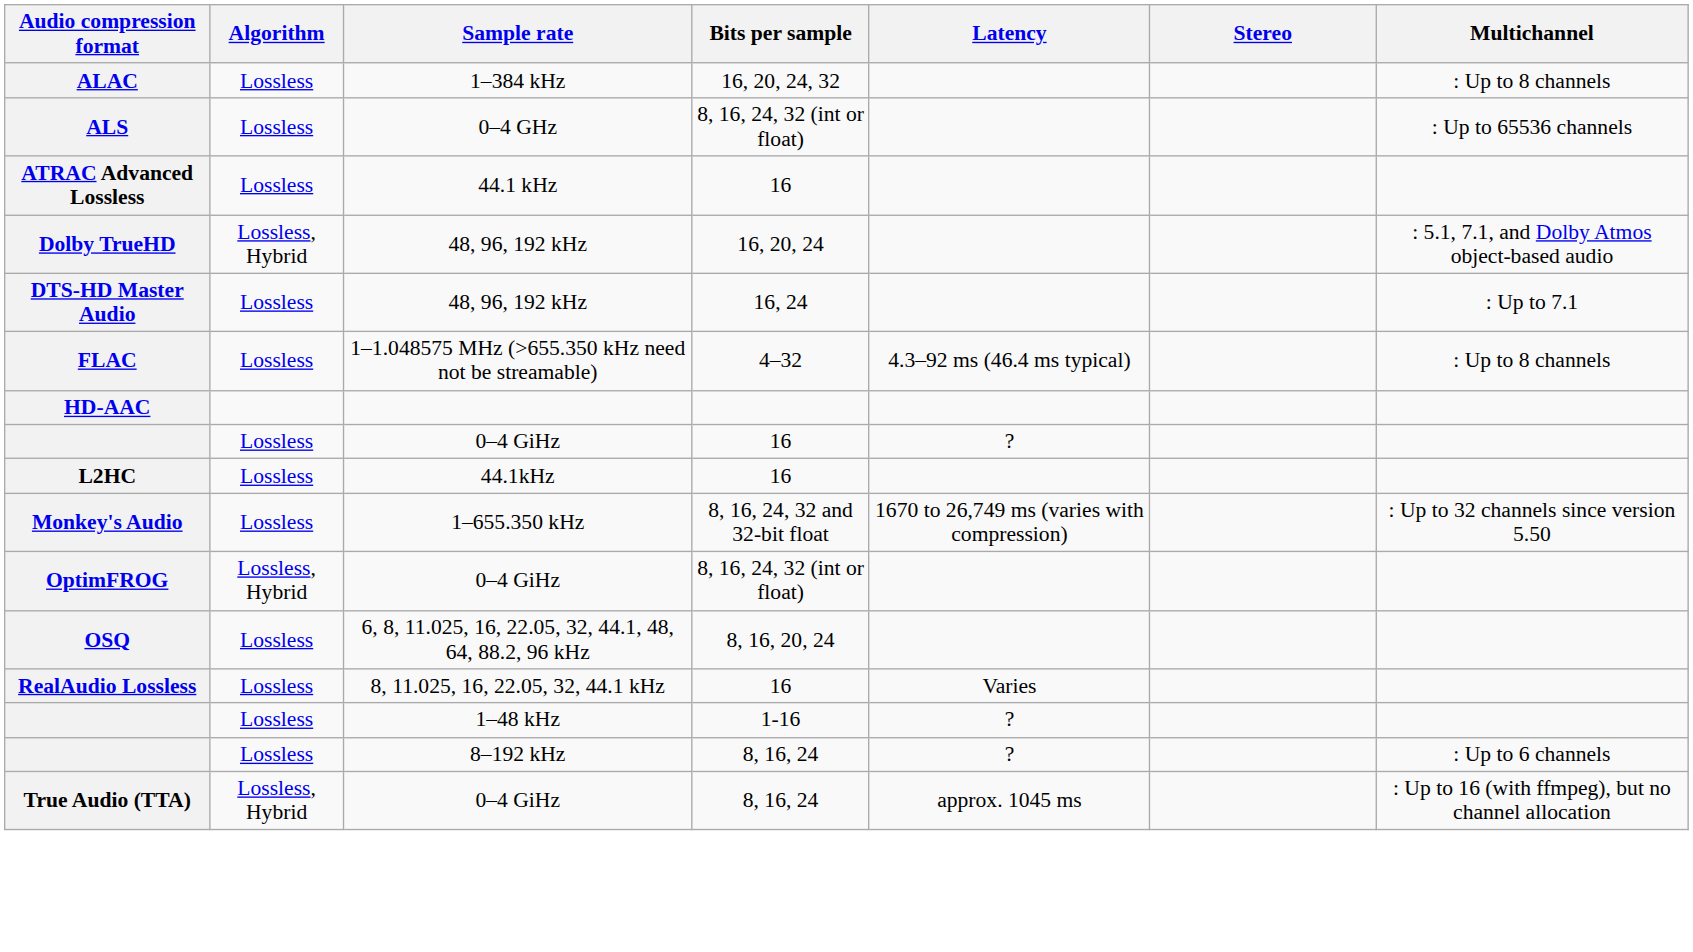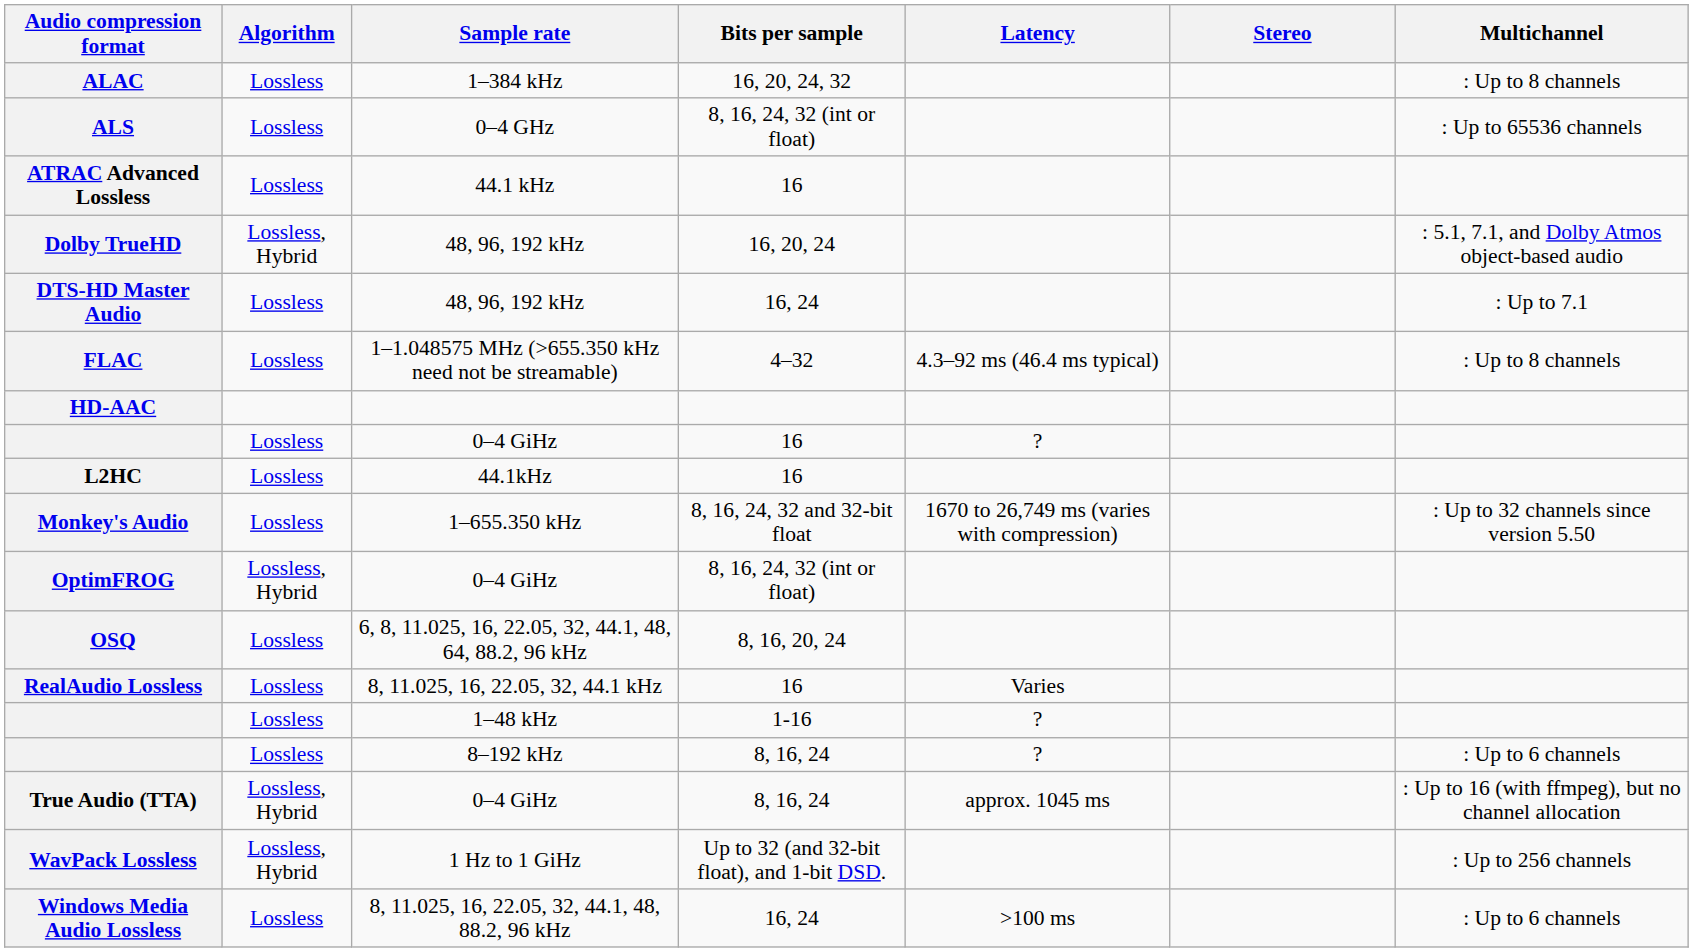+ row: (113, 859)
+ row: (113, 917)
